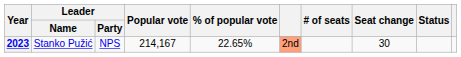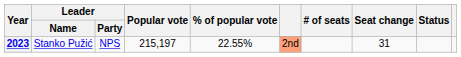(158, 44) 214,167 -> (158, 44) 215,197
(235, 44) 22.65% -> (235, 44) 22.55%
(384, 44) 30 -> (384, 44) 31
